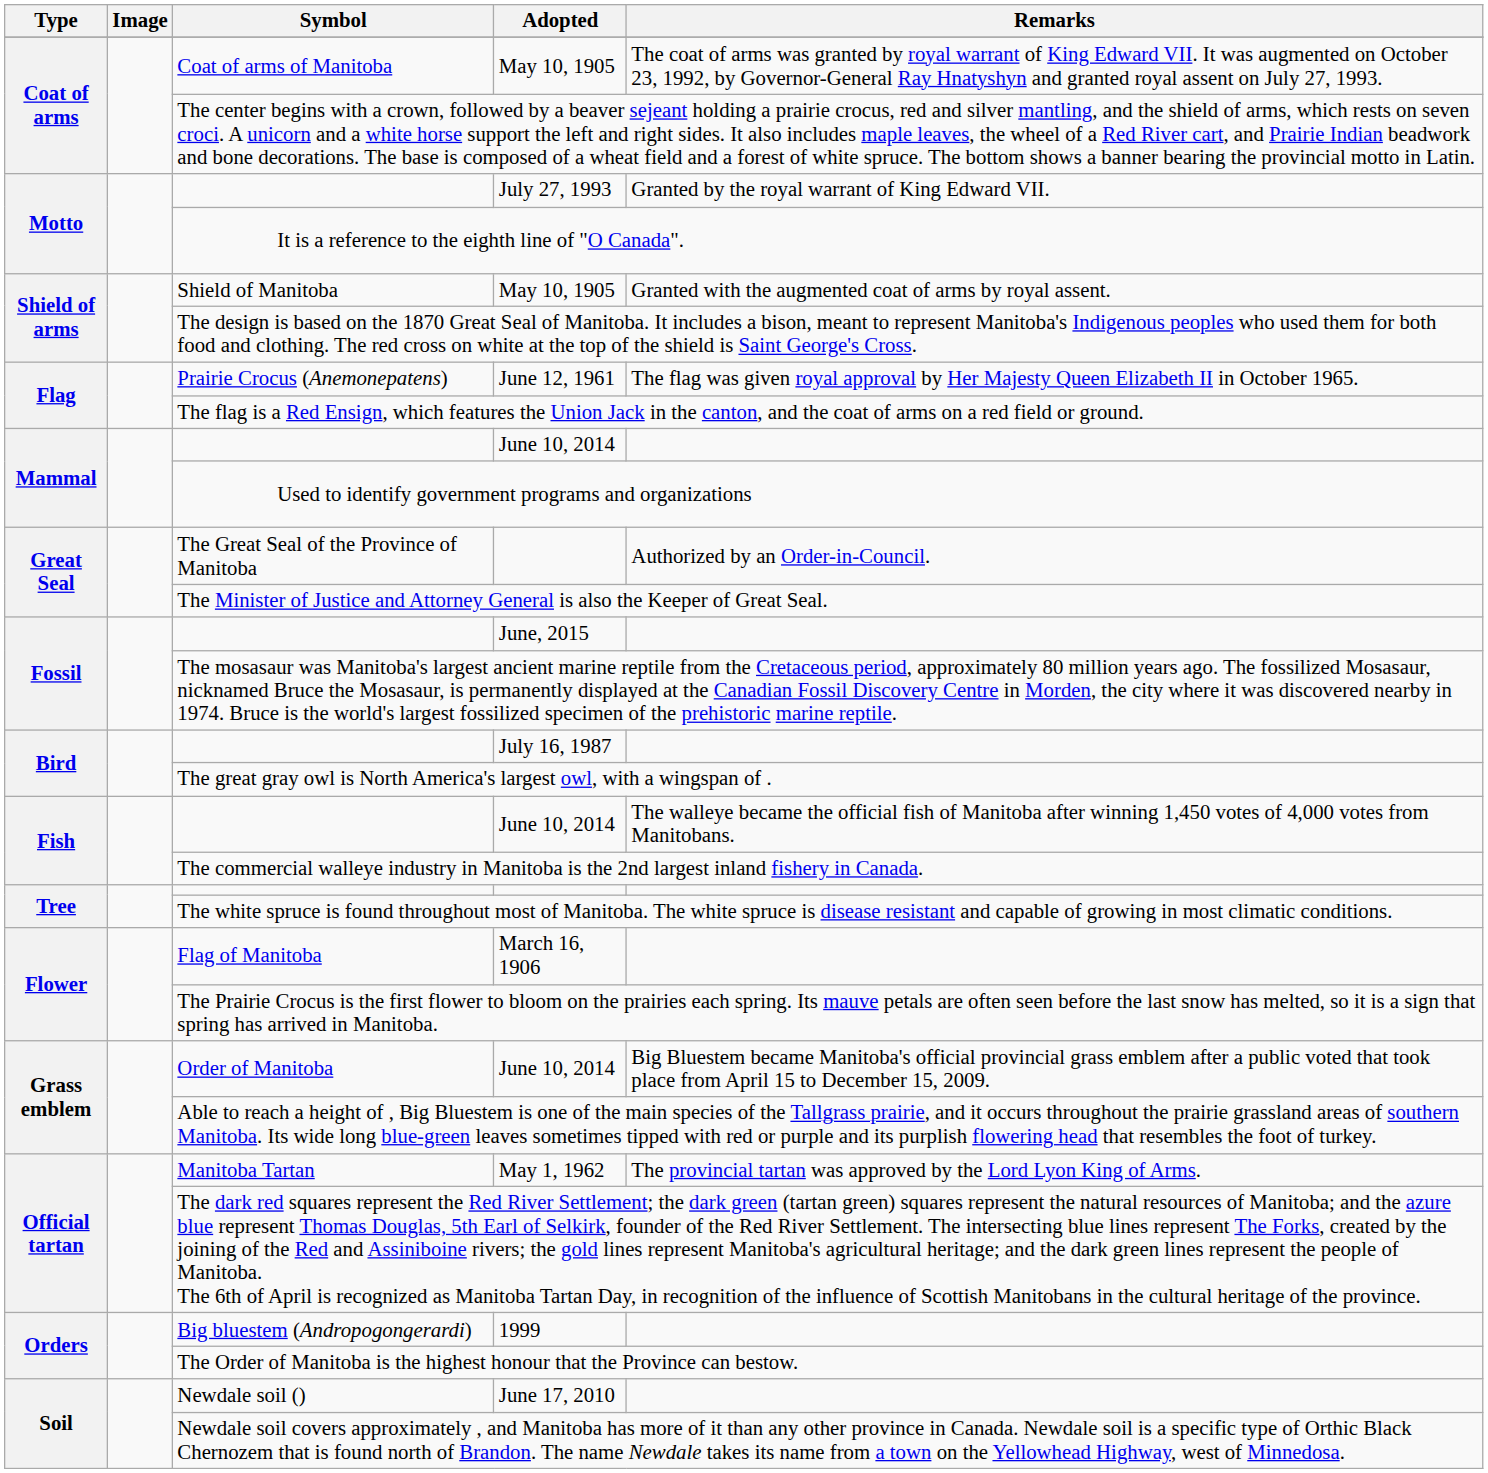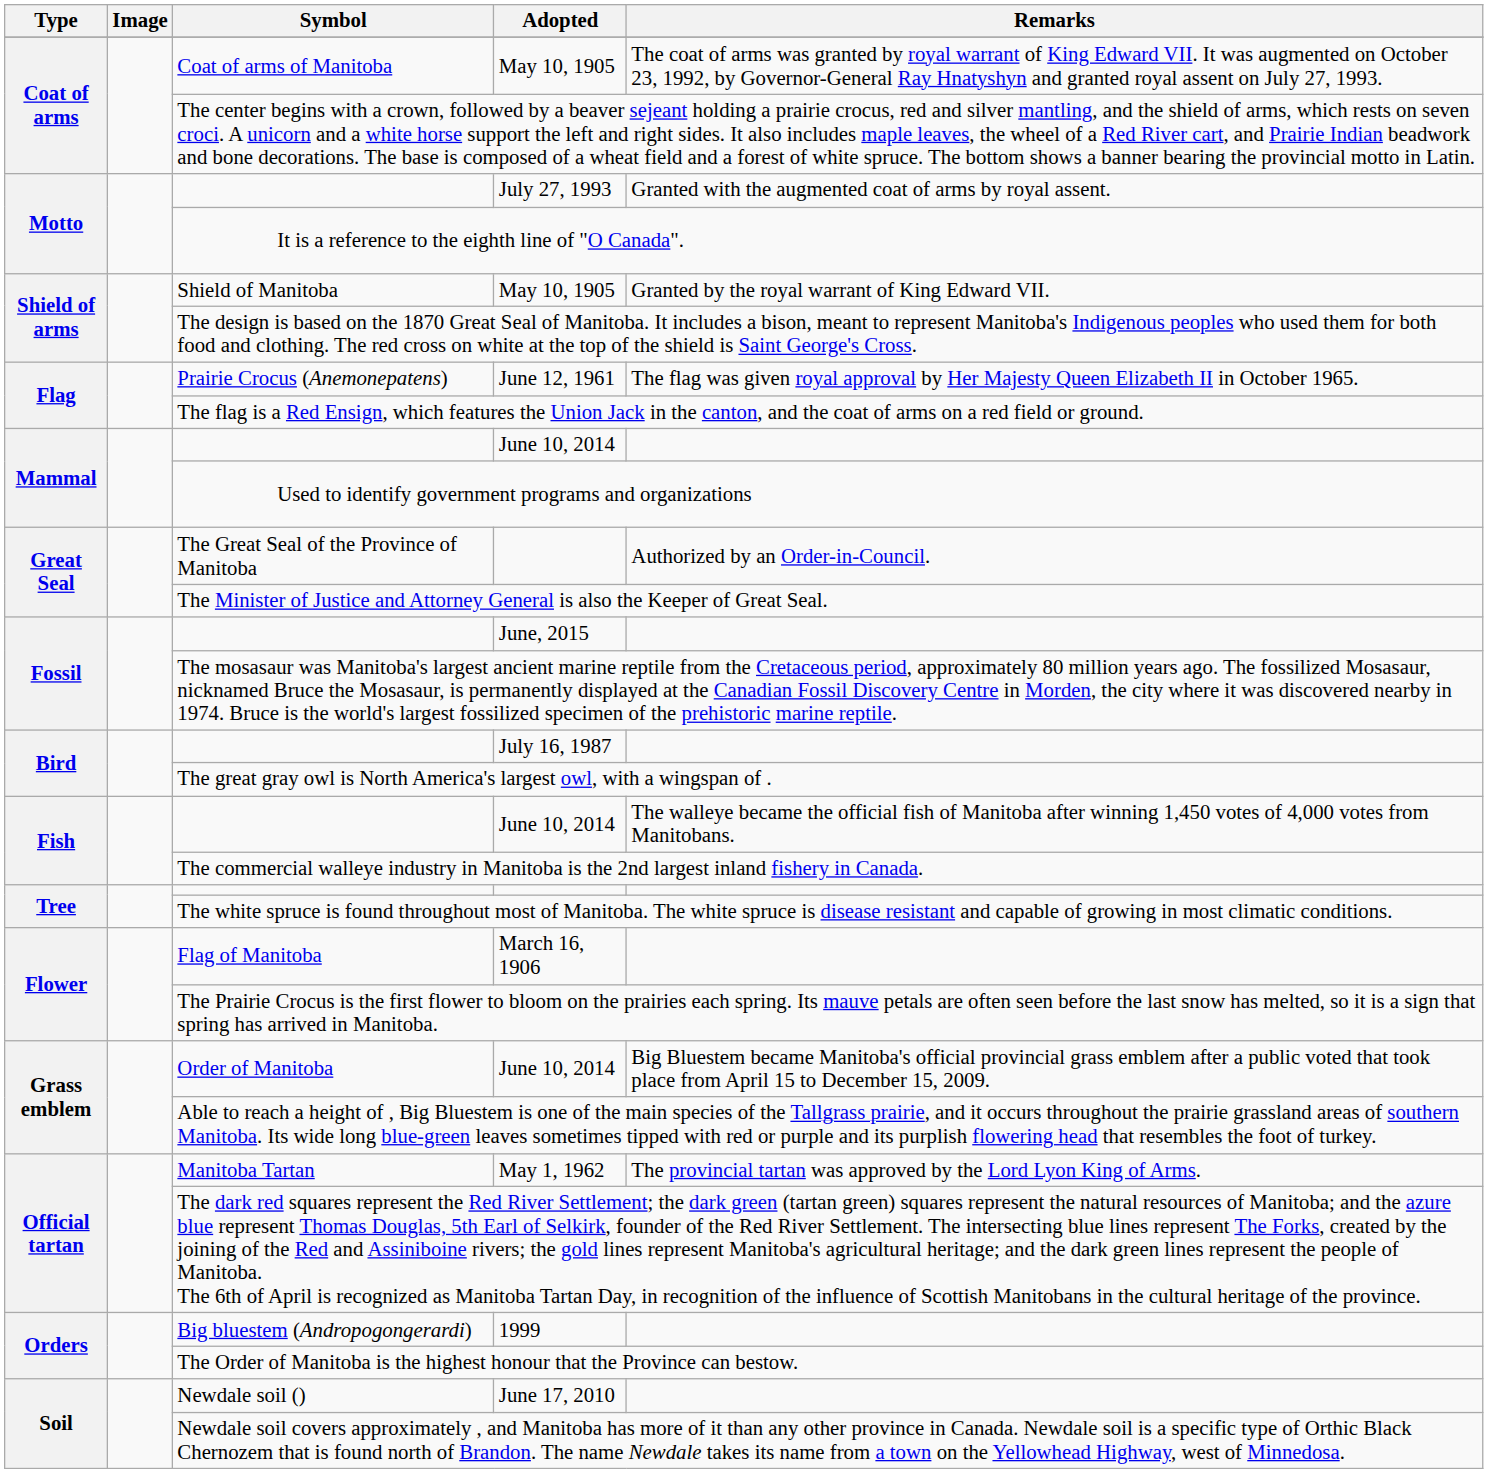(841, 190) Granted by the royal warrant of King Edward VII. -> (871, 190) Granted with the augmented coat of arms by royal assent.
(871, 289) Granted with the augmented coat of arms by royal assent. -> (841, 289) Granted by the royal warrant of King Edward VII.
